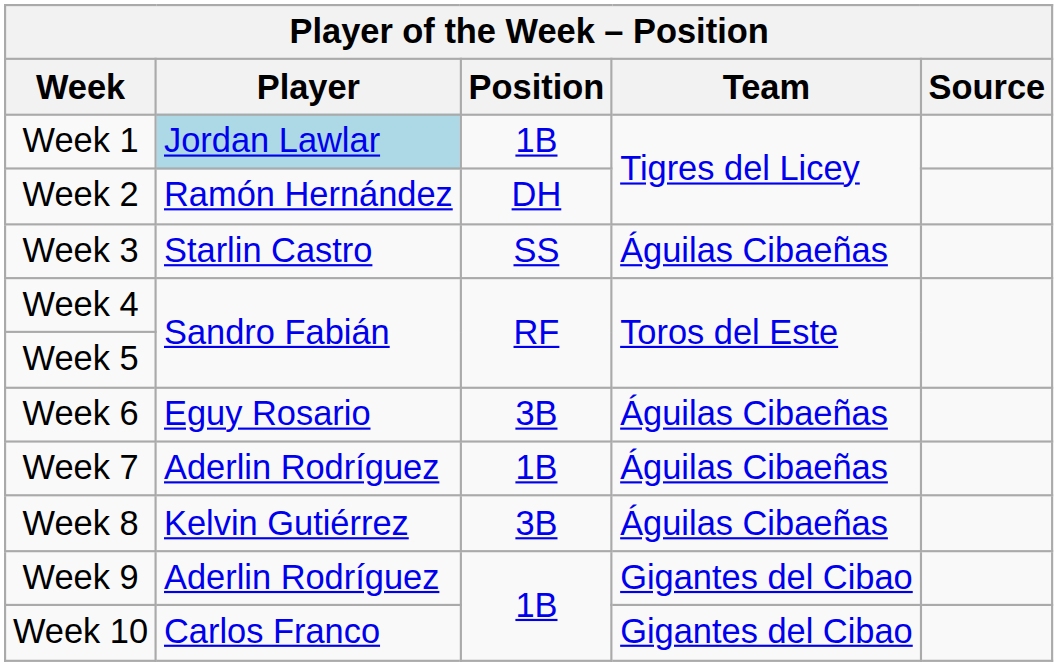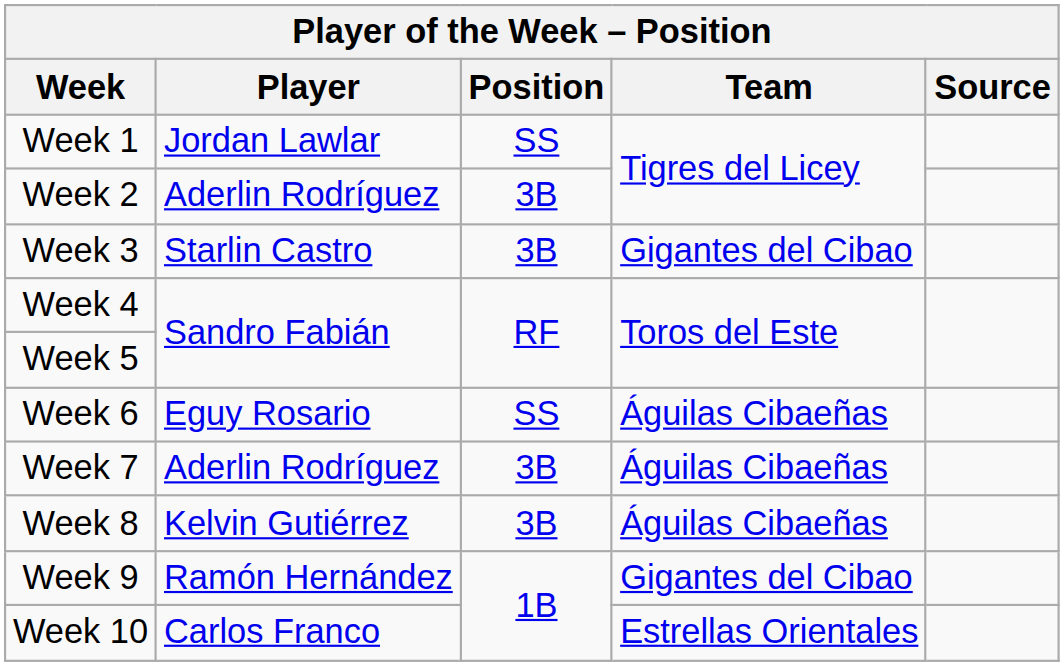(272, 140) lightblue background -> (272, 140) no background
(536, 140) 1B -> (536, 140) SS
(308, 195) Ramón Hernández -> (302, 195) Aderlin Rodríguez
(536, 195) DH -> (536, 195) 3B
(536, 250) SS -> (536, 250) 3B
(754, 250) Águilas Cibaeñas -> (766, 250) Gigantes del Cibao
(536, 413) 3B -> (536, 413) SS
(536, 468) 1B -> (536, 468) 3B
(302, 577) Aderlin Rodríguez -> (308, 577) Ramón Hernández
(766, 631) Gigantes del Cibao -> (769, 631) Estrellas Orientales
